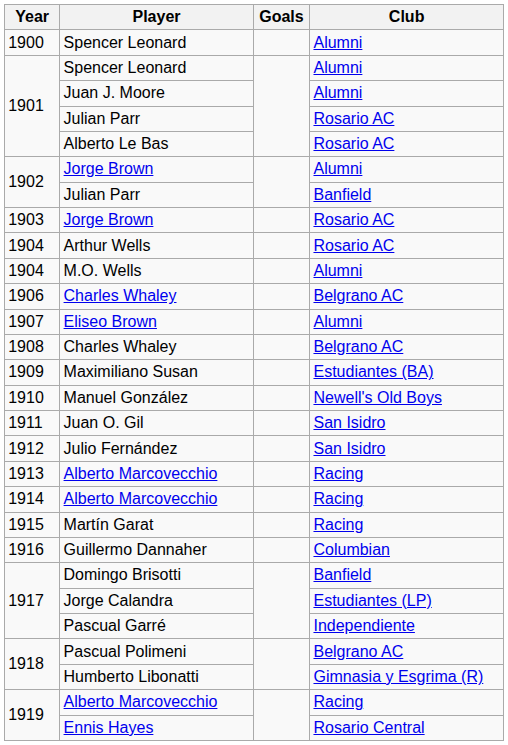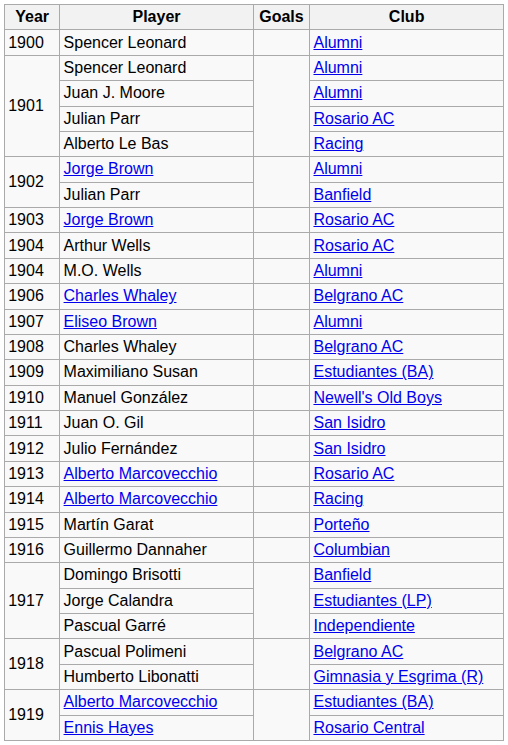(354, 144) Rosario AC -> (338, 144) Racing
(338, 473) Racing -> (354, 473) Rosario AC
(338, 524) Racing -> (341, 524) Porteño
(338, 702) Racing -> (374, 702) Estudiantes (BA)
